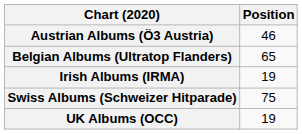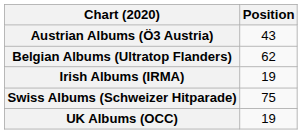(269, 35) 46 -> (269, 35) 43
(269, 56) 65 -> (269, 56) 62
